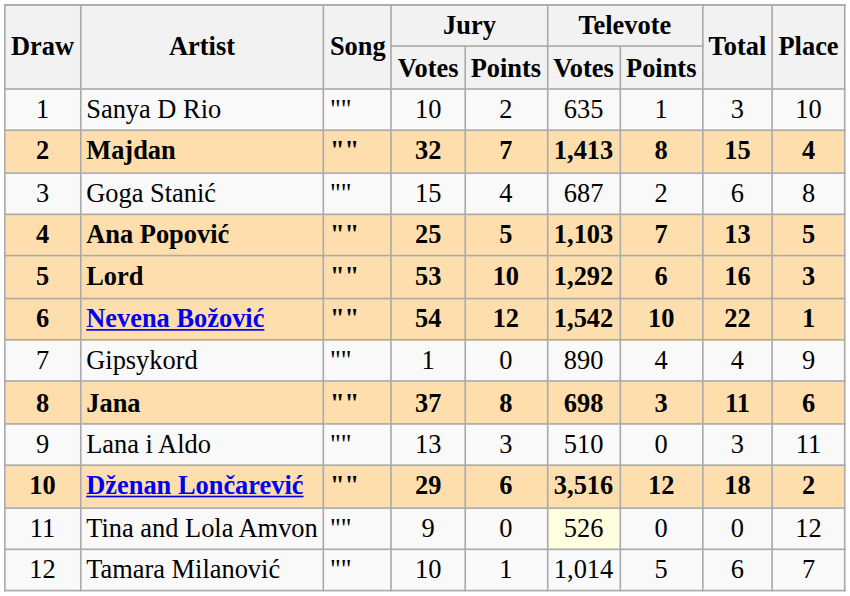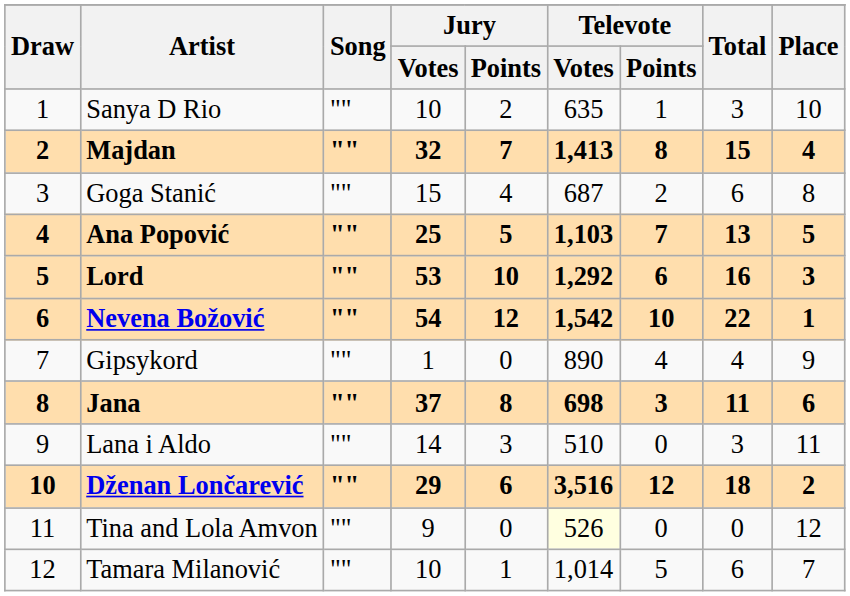(428, 444) 13 -> (428, 444) 14
